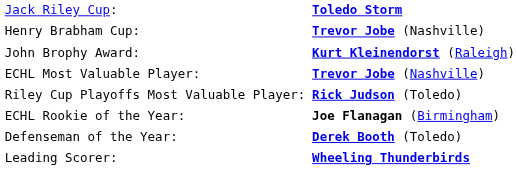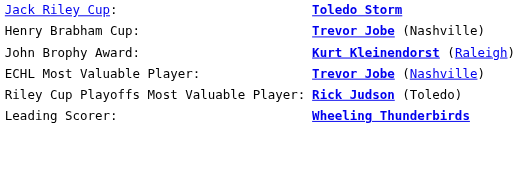- row: (95, 116)
- row: (91, 137)
